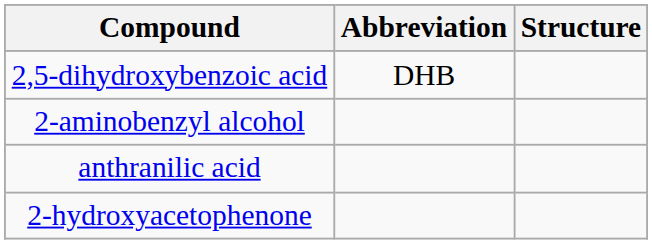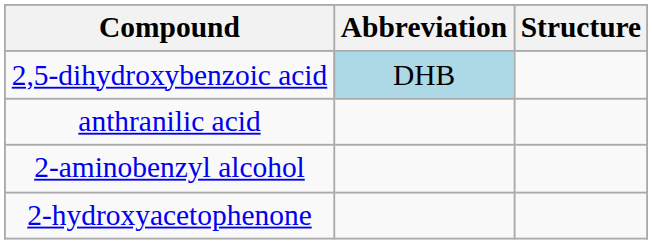(424, 74) no background -> (424, 74) lightblue background
rows swapped: (169, 121) <-> (169, 167)
